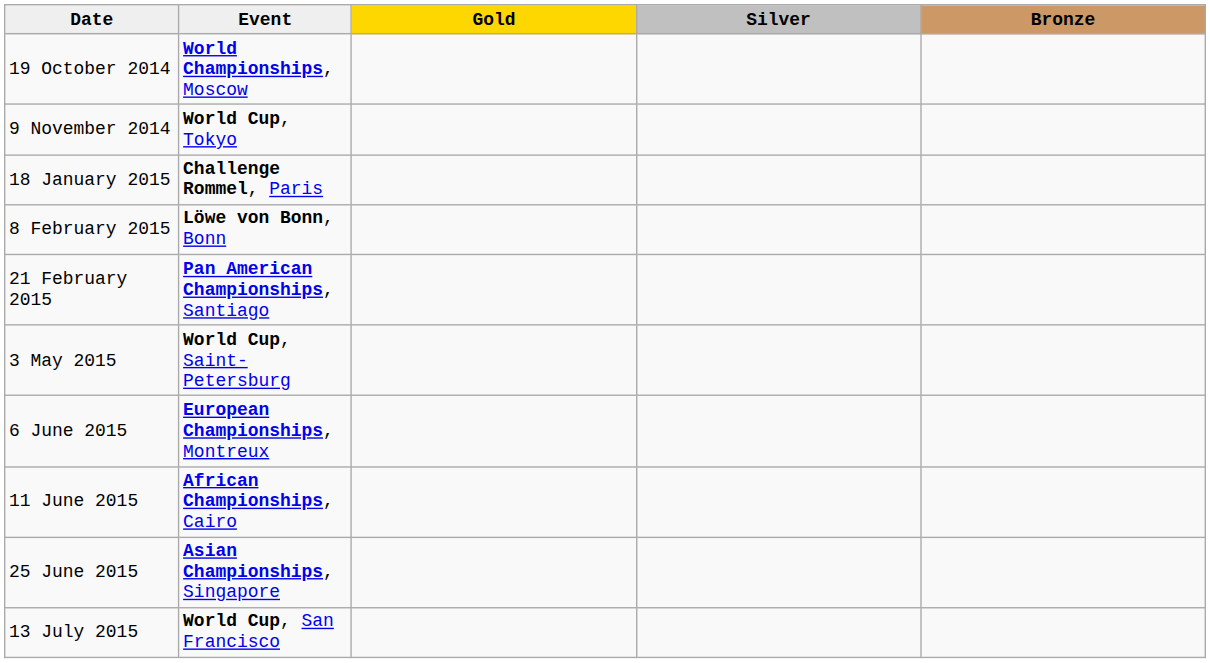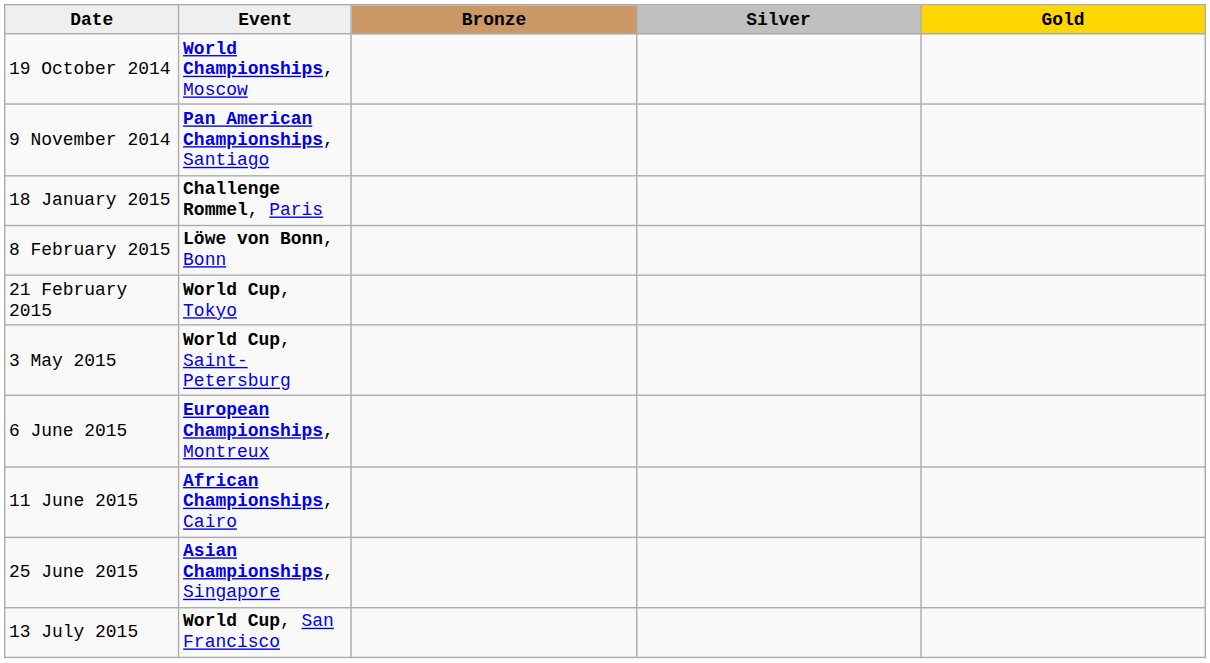columns swapped: (494, 19) <-> (1063, 19)
(237, 130) World Cup, Tokyo -> (258, 140) Pan American Championships, Santiago
(258, 290) Pan American Championships, Santiago -> (237, 300) World Cup, Tokyo
